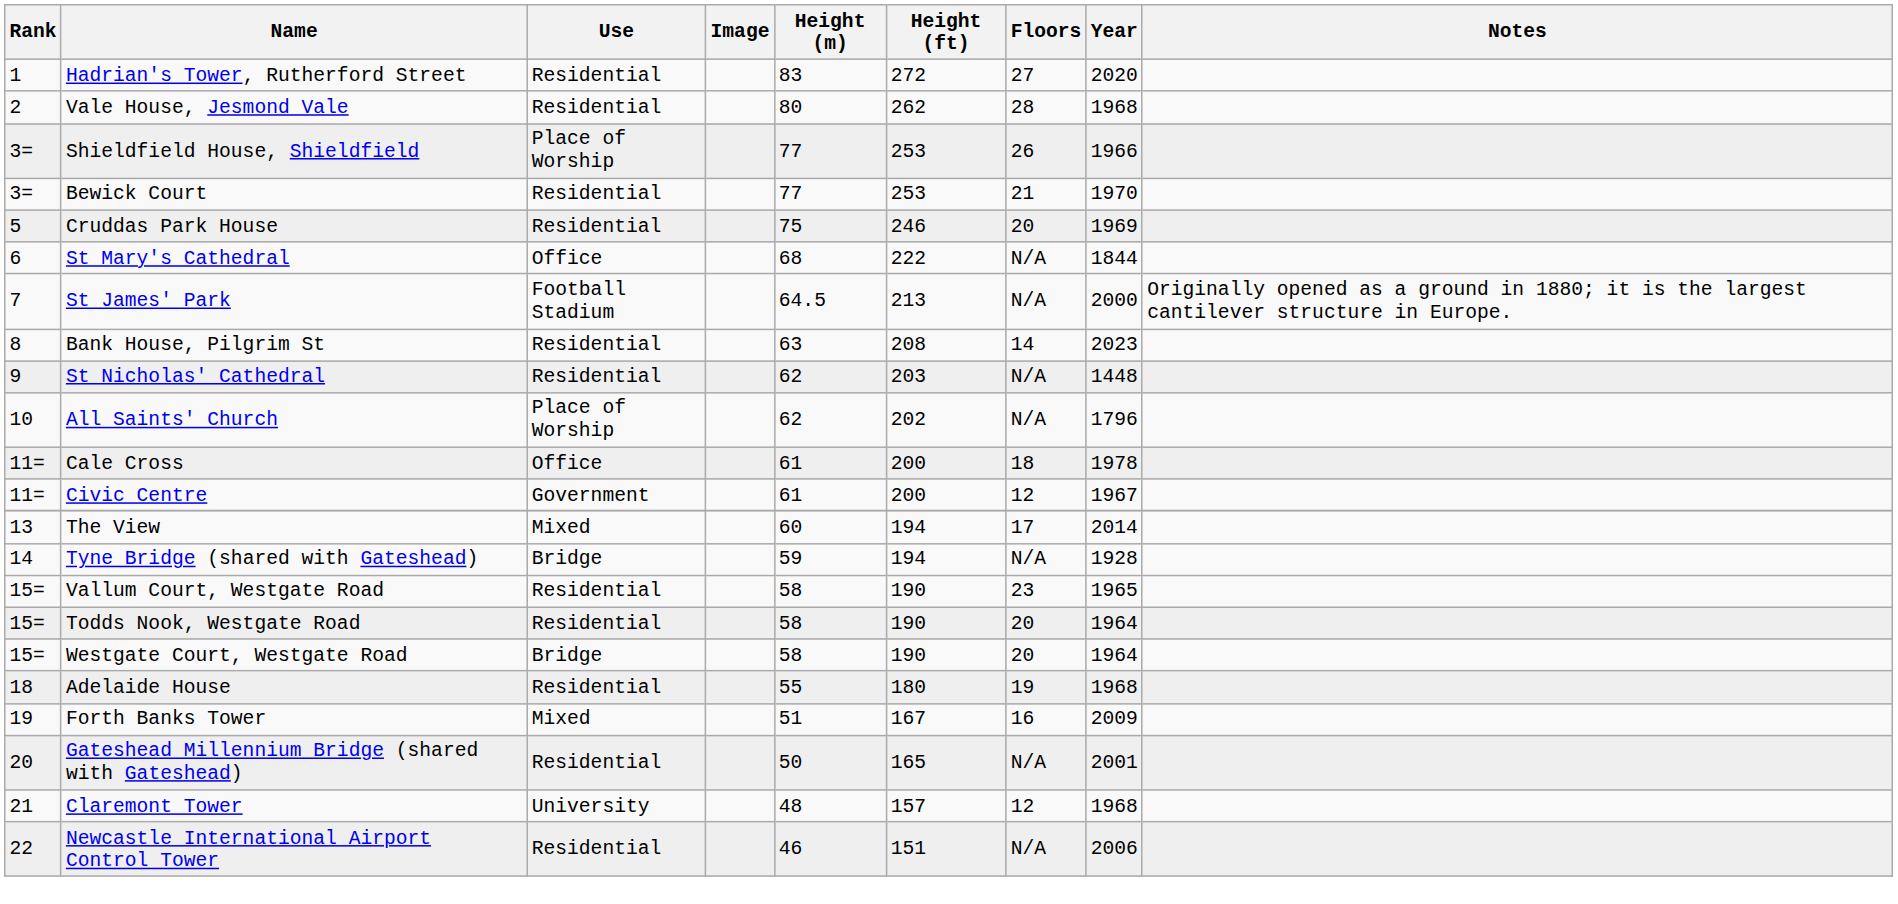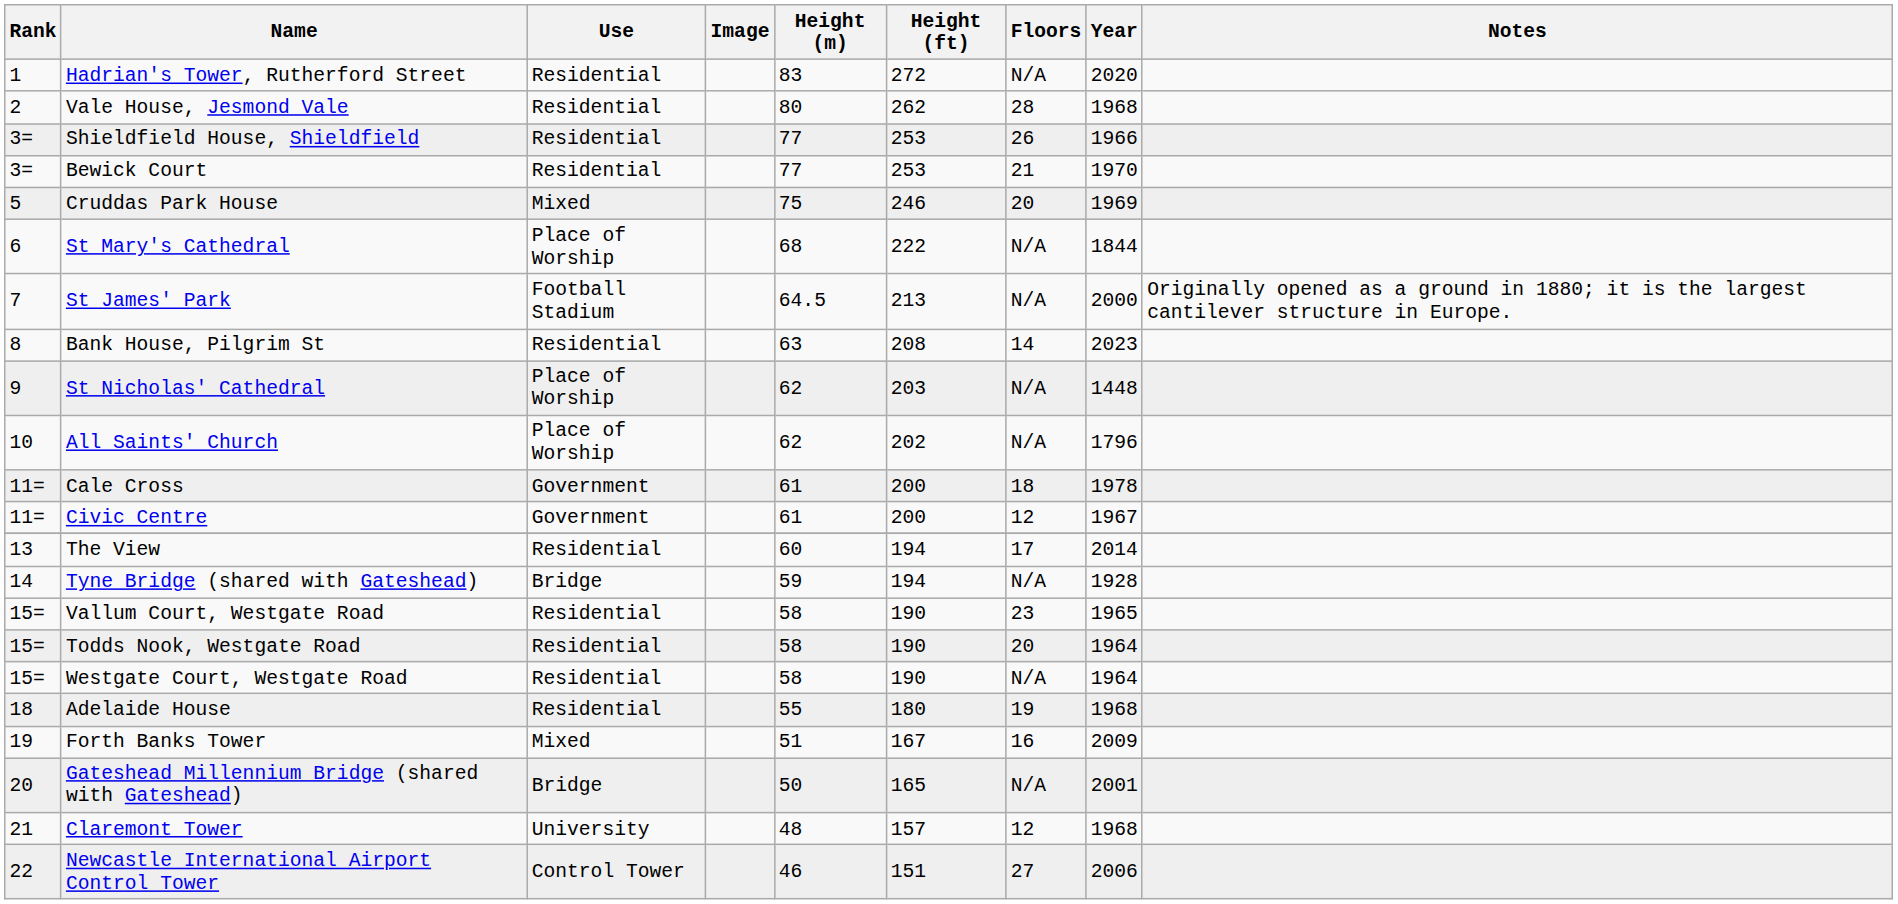(1022, 75) 27 -> (1028, 75) N/A
(579, 151) Place of Worship -> (596, 139) Residential
(596, 226) Residential -> (561, 203) Mixed
(567, 258) Office -> (579, 247) Place of Worship
(596, 377) Residential -> (579, 388) Place of Worship
(567, 463) Office -> (591, 486) Government
(561, 527) Mixed -> (596, 550) Residential
(567, 655) Bridge -> (596, 678) Residential
(1022, 655) 20 -> (1028, 678) N/A
(596, 763) Residential -> (567, 785) Bridge
(596, 849) Residential -> (608, 872) Control Tower
(1028, 849) N/A -> (1022, 872) 27
